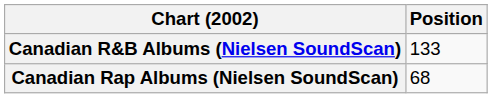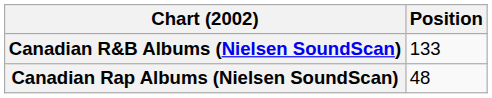(420, 78) 68 -> (420, 78) 48
